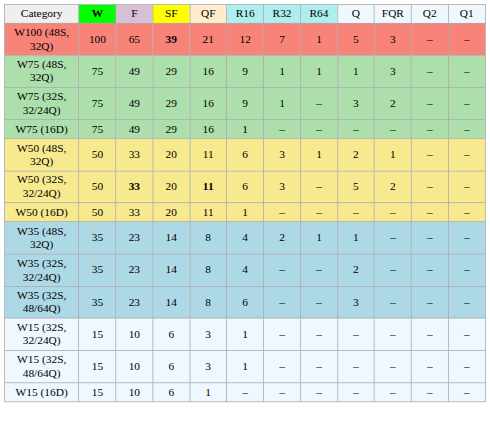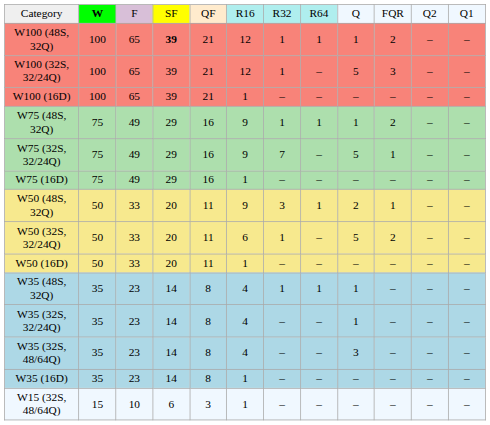(282, 39) 7 -> (282, 39) 1
(356, 39) 5 -> (356, 39) 1
(393, 39) 3 -> (393, 39) 2
+ row: (42, 71)
+ row: (42, 97)
(393, 71) 3 -> (393, 122) 2
(282, 104) 1 -> (282, 155) 7
(356, 104) 3 -> (356, 155) 5
(393, 104) 2 -> (393, 155) 1
(245, 155) 6 -> (245, 206) 9
(134, 187) bold -> (134, 238) normal
(208, 187) bold -> (208, 238) normal
(282, 187) 3 -> (282, 238) 1
(282, 238) 2 -> (282, 289) 1
(356, 270) 2 -> (356, 321) 1
(245, 302) 6 -> (245, 353) 4
+ row: (42, 379)
- row: (42, 334)
- row: (42, 392)
